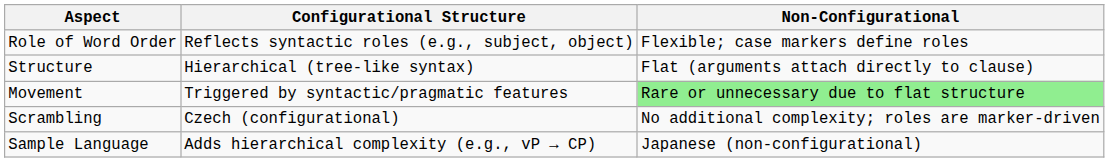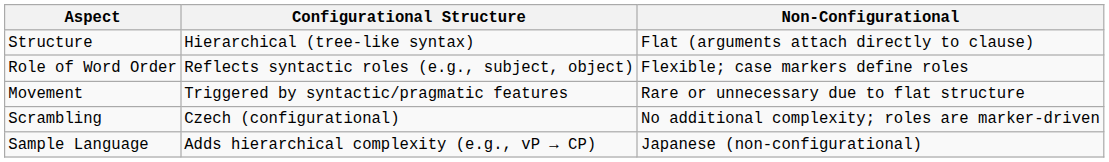rows swapped: (50, 68) <-> (93, 43)
(833, 94) lightgreen background -> (833, 94) no background
